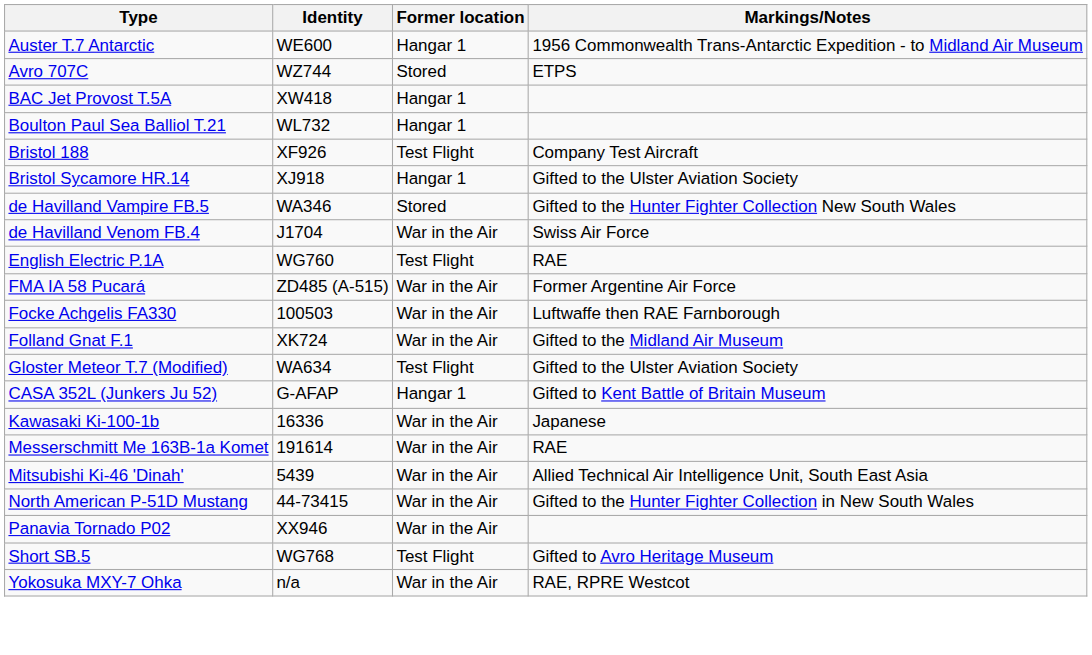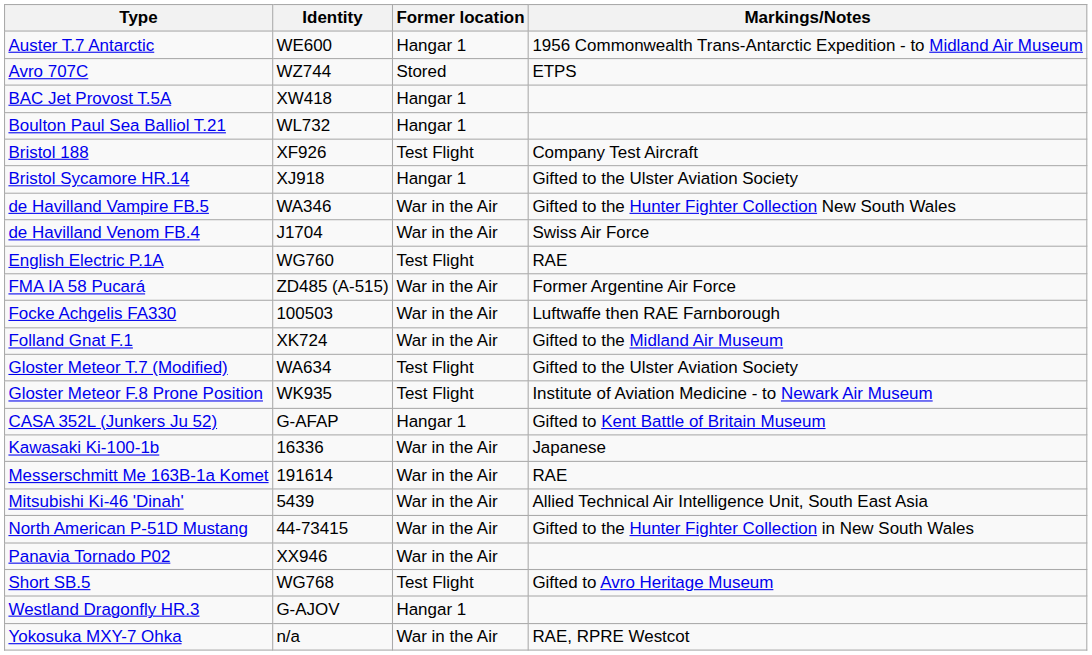(421, 206) Stored -> (447, 206) War in the Air
+ row: (136, 394)
+ row: (104, 609)
